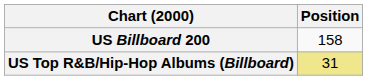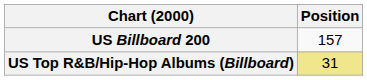(330, 39) 158 -> (330, 39) 157
